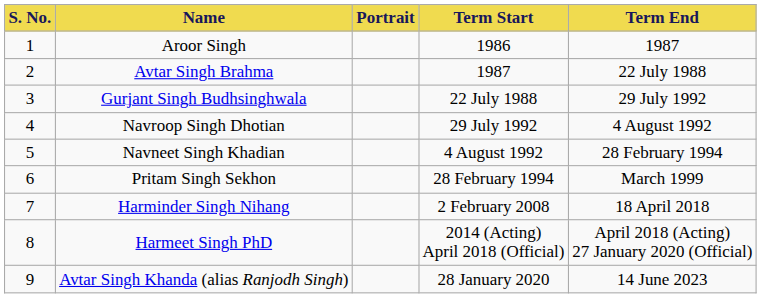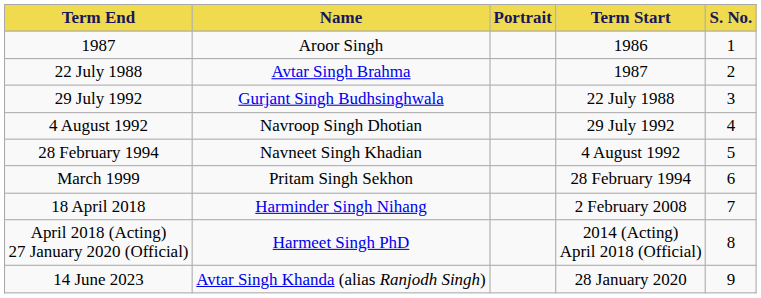columns swapped: (30, 17) <-> (662, 17)
